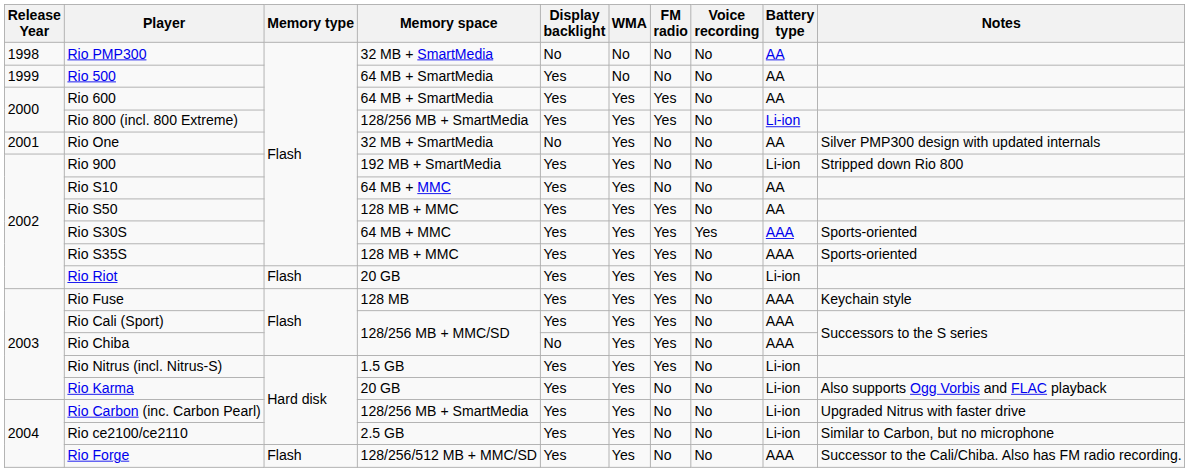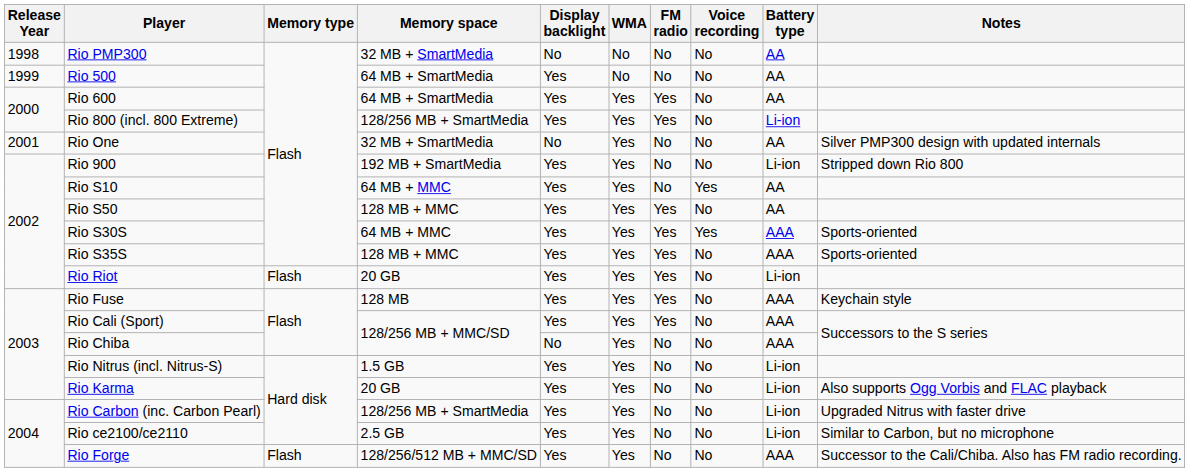(703, 187) No -> (706, 187) Yes
(665, 344) Yes -> (662, 344) No
(665, 366) Yes -> (662, 366) No
